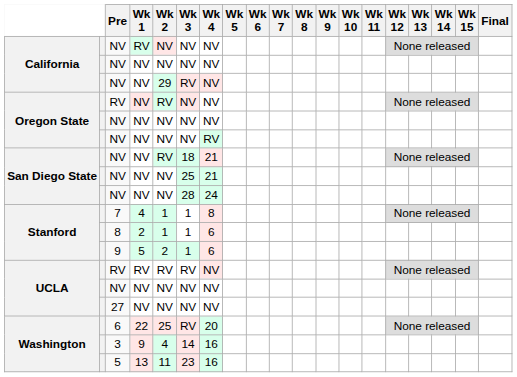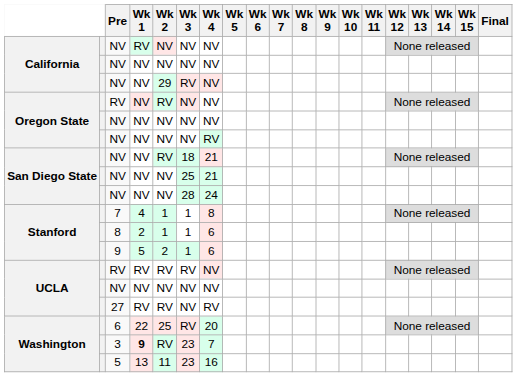(142, 307) NV -> (141, 307) RV
(165, 307) NV -> (165, 307) RV
(211, 307) NV -> (211, 307) RV
(141, 344) normal -> (141, 344) bold
(165, 344) 4 -> (165, 344) RV
(188, 344) 14 -> (188, 344) 23
(211, 344) 16 -> (211, 344) 7
